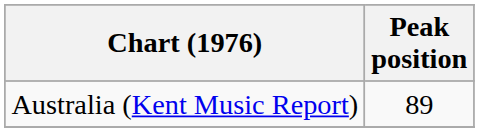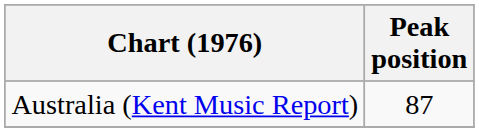(419, 103) 89 -> (419, 103) 87
